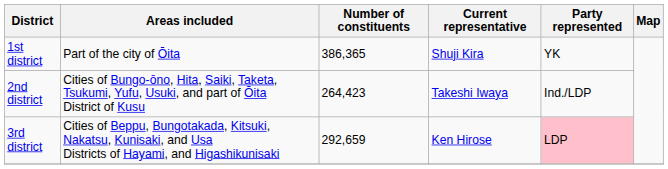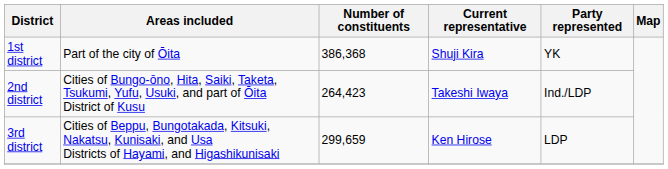(344, 53) 386,365 -> (344, 53) 386,368
(344, 140) 292,659 -> (344, 140) 299,659
(556, 140) pink background -> (556, 140) no background
